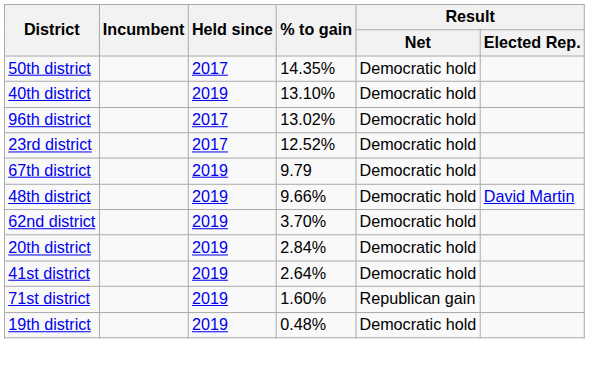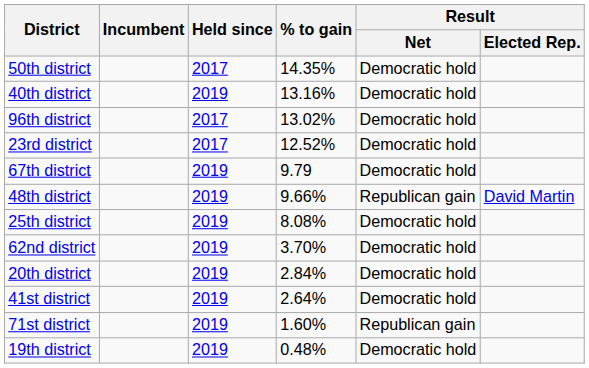(308, 94) 13.10% -> (308, 94) 13.16%
(418, 196) Democratic hold -> (417, 196) Republican gain
+ row: (50, 222)
